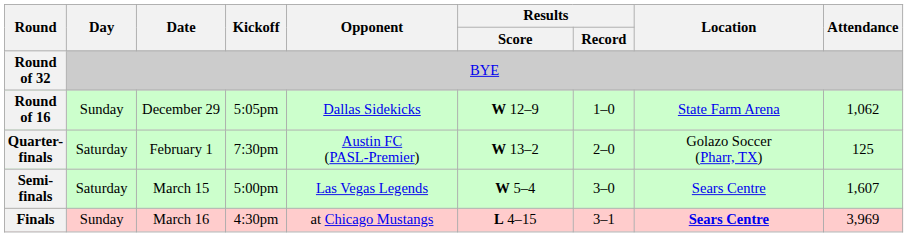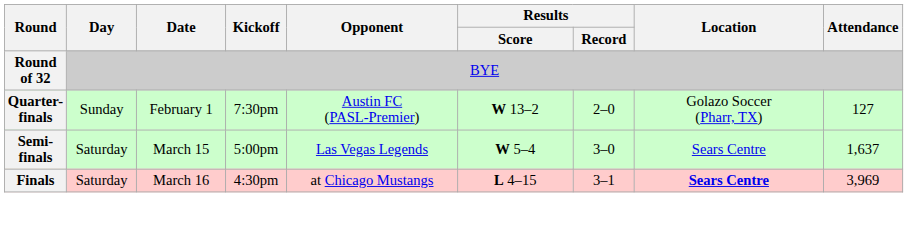- row: (35, 109)
(102, 149) Saturday -> (102, 109) Sunday
(863, 149) 125 -> (863, 109) 127
(863, 188) 1,607 -> (863, 149) 1,637
(102, 220) Sunday -> (102, 180) Saturday
